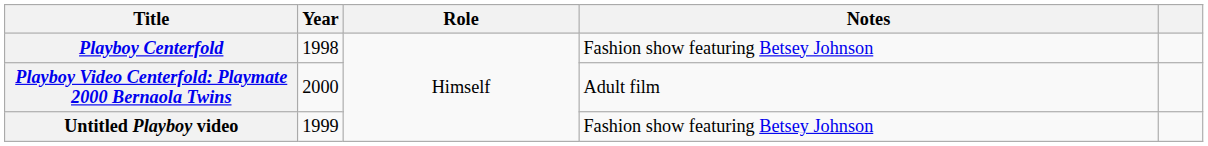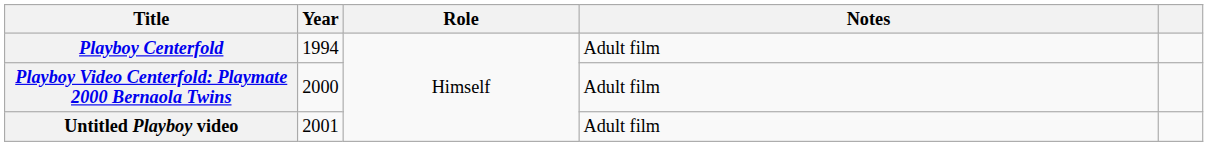(320, 47) 1998 -> (320, 47) 1994
(728, 47) Fashion show featuring Betsey Johnson -> (622, 47) Adult film
(320, 126) 1999 -> (320, 126) 2001
(728, 126) Fashion show featuring Betsey Johnson -> (622, 126) Adult film
